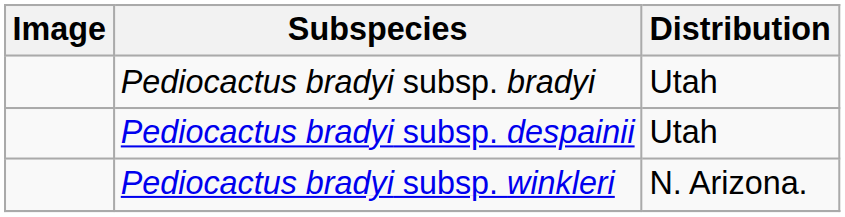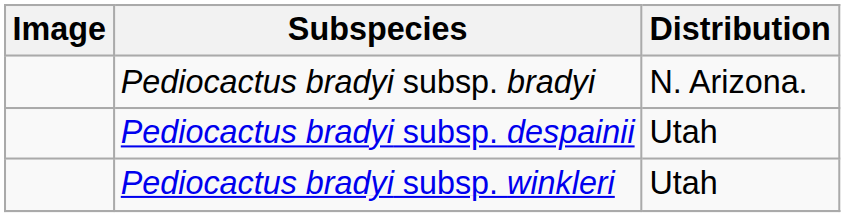(684, 81) Utah -> (729, 81) N. Arizona.
(729, 183) N. Arizona. -> (684, 183) Utah
